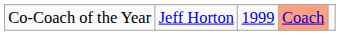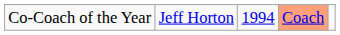(258, 17) 1999 -> (258, 17) 1994
